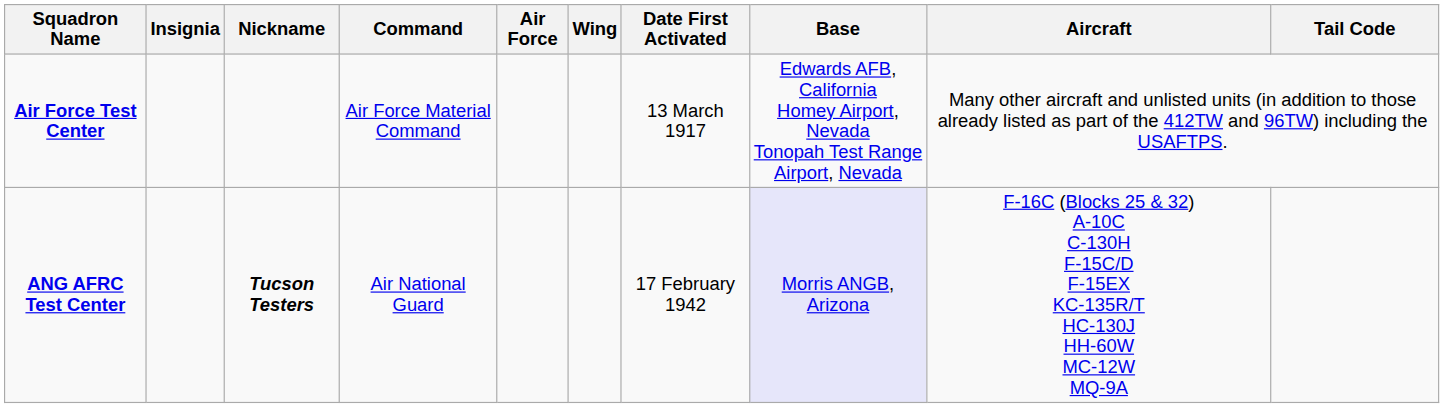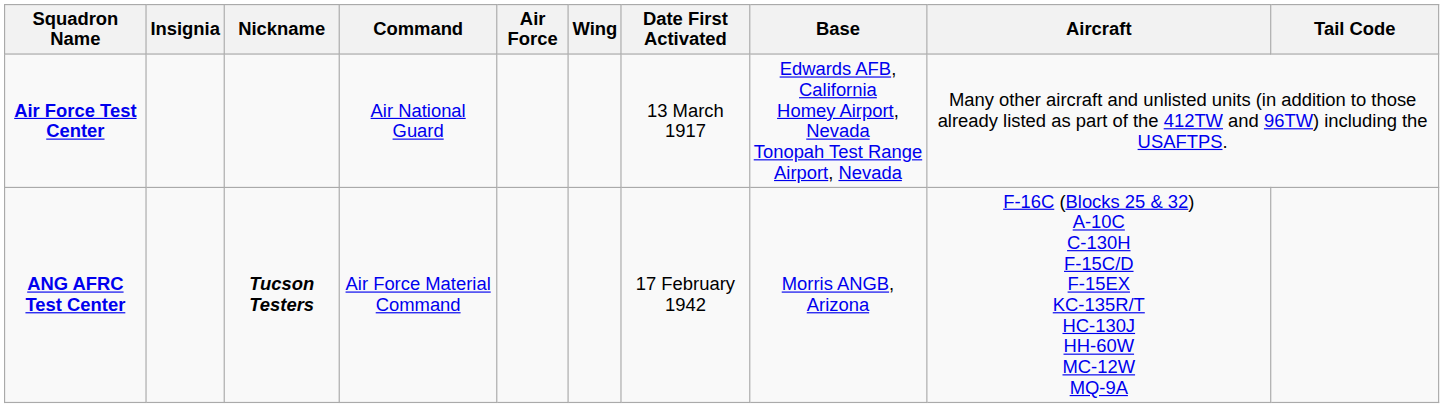(418, 120) Air Force Material Command -> (418, 120) Air National Guard
(418, 294) Air National Guard -> (418, 294) Air Force Material Command
(838, 294) lavender background -> (838, 294) no background
